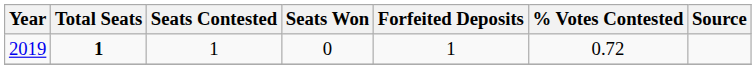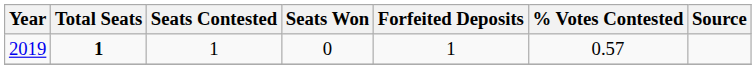(608, 49) 0.72 -> (608, 49) 0.57
